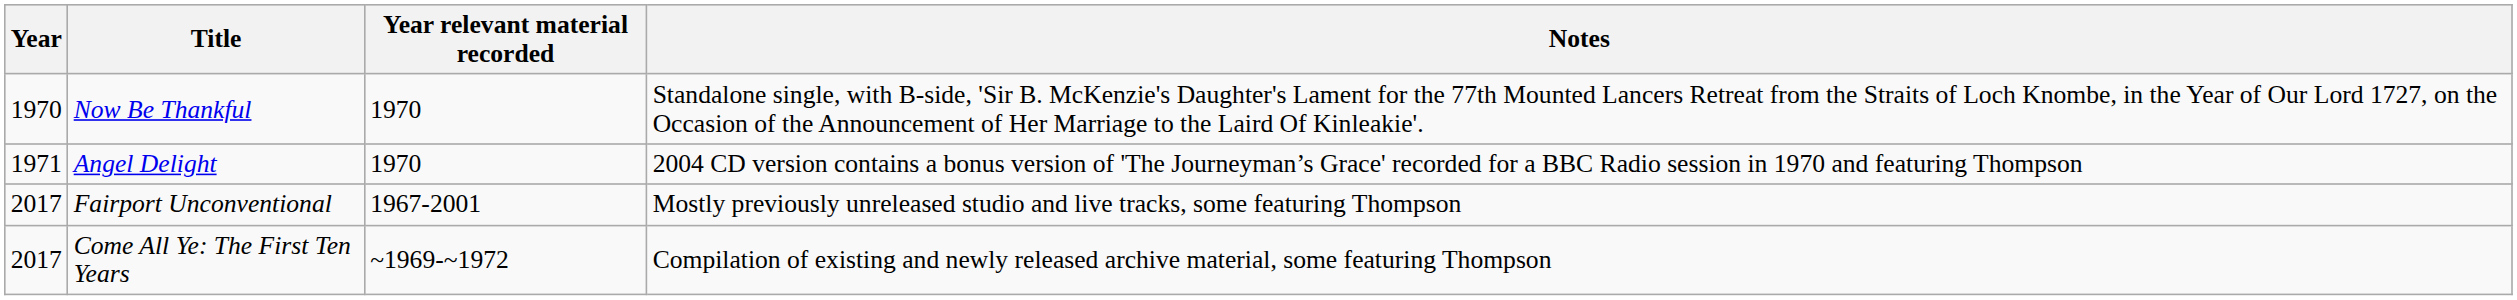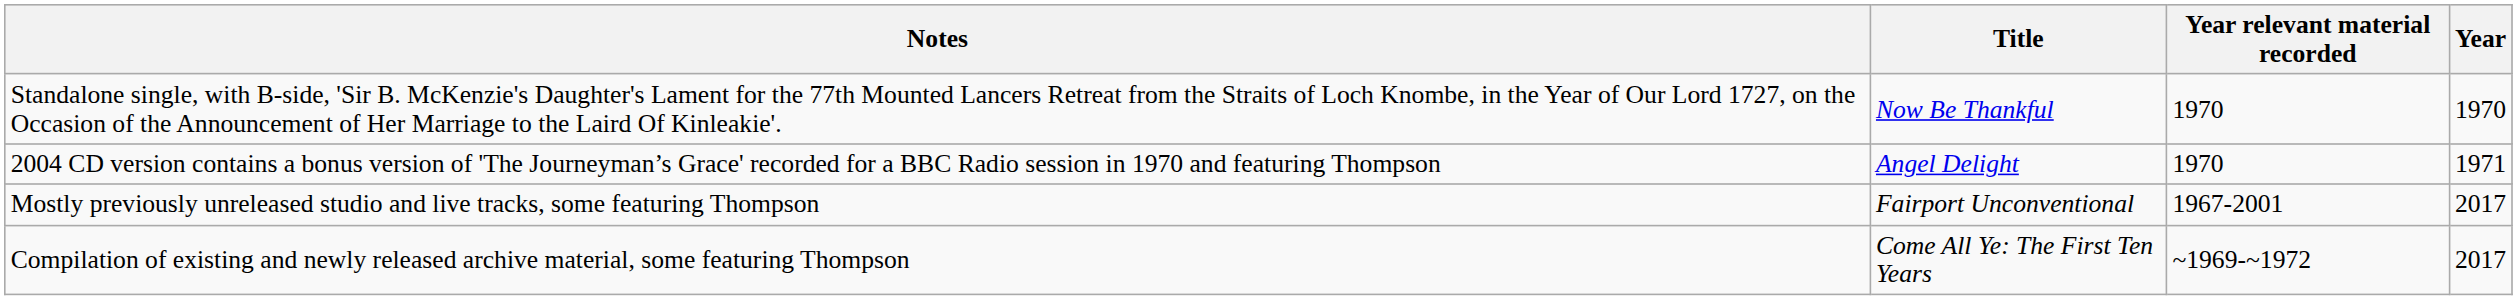columns swapped: (36, 39) <-> (1579, 39)
